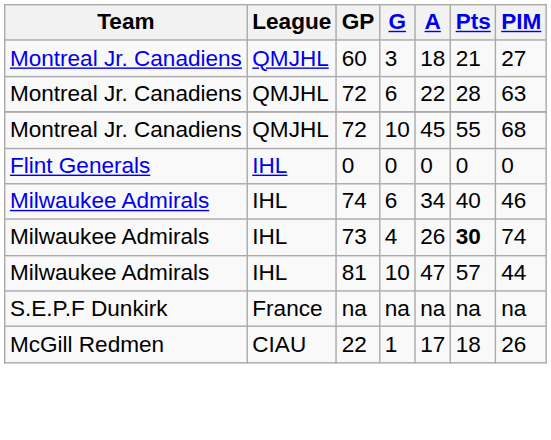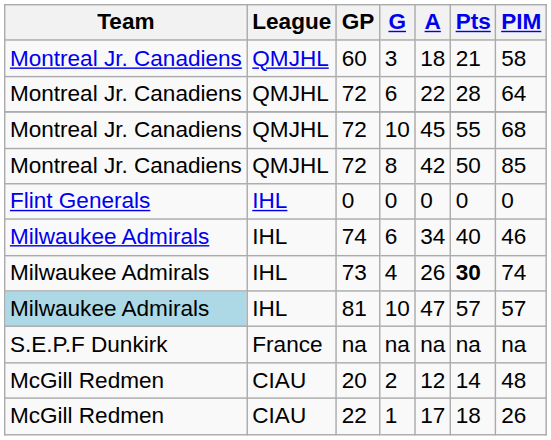(514, 58) 27 -> (514, 58) 58
(514, 93) 63 -> (514, 93) 64
+ row: (354, 165)
(110, 272) no background -> (110, 308) lightblue background
(514, 272) 44 -> (514, 308) 57
+ row: (354, 380)
